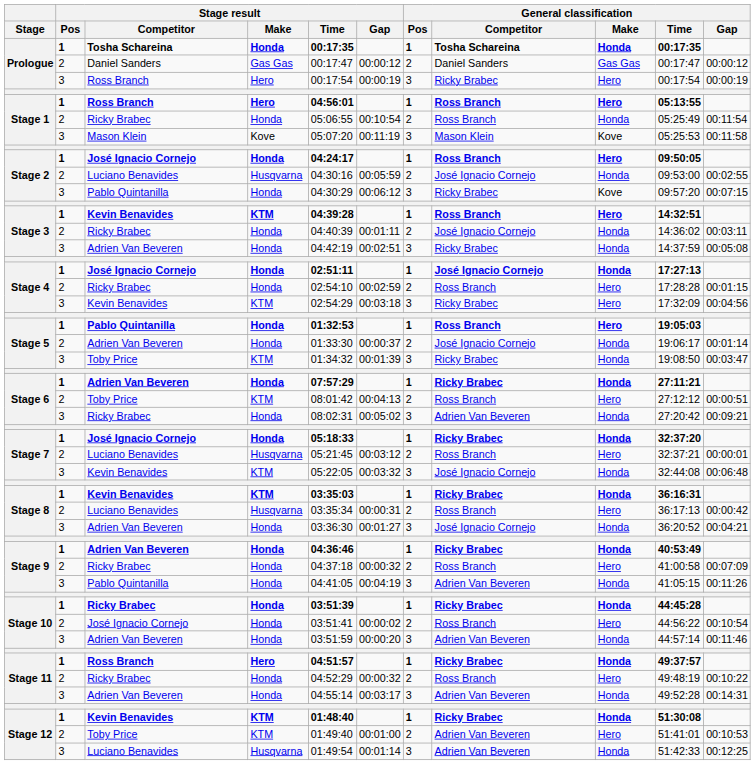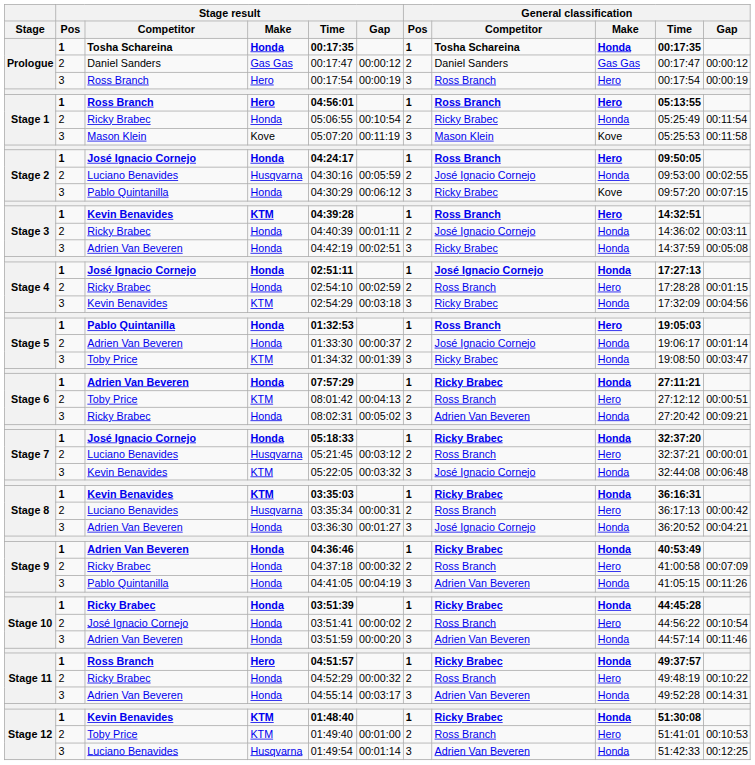(466, 80) Ricky Brabec -> (465, 80) Ross Branch
(465, 119) Ross Branch -> (466, 119) Ricky Brabec
(609, 304) Hero -> (613, 304) Honda
(482, 734) Adrien Van Beveren -> (465, 734) Ross Branch
